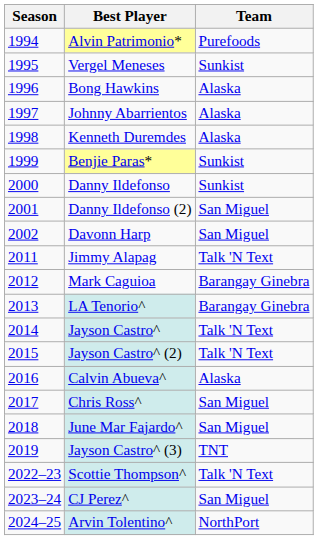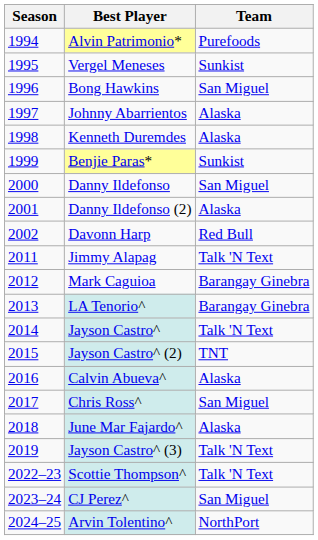(220, 88) Alaska -> (234, 88) San Miguel
(221, 185) Sunkist -> (234, 185) San Miguel
(234, 209) San Miguel -> (220, 209) Alaska
(234, 233) San Miguel -> (226, 233) Red Bull
(236, 354) Talk 'N Text -> (213, 354) TNT
(234, 426) San Miguel -> (220, 426) Alaska
(213, 450) TNT -> (236, 450) Talk 'N Text
